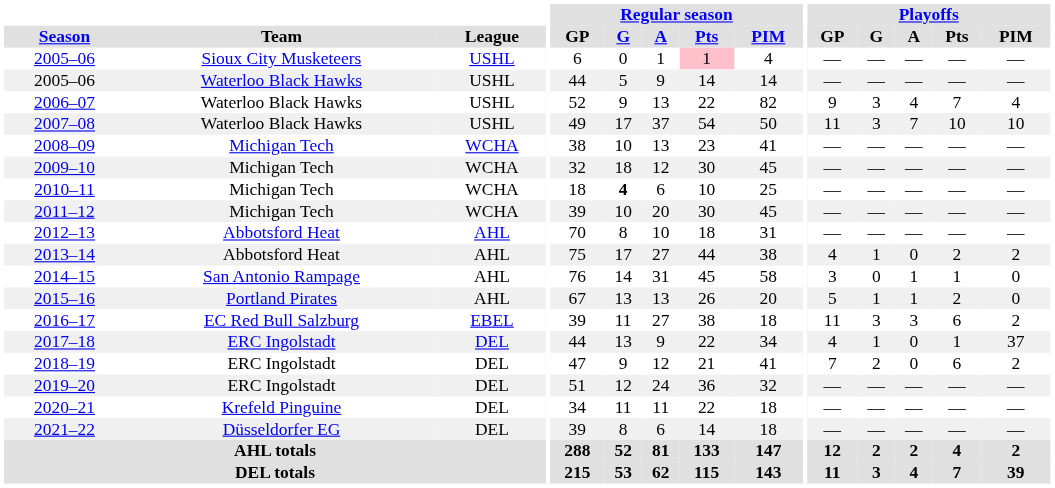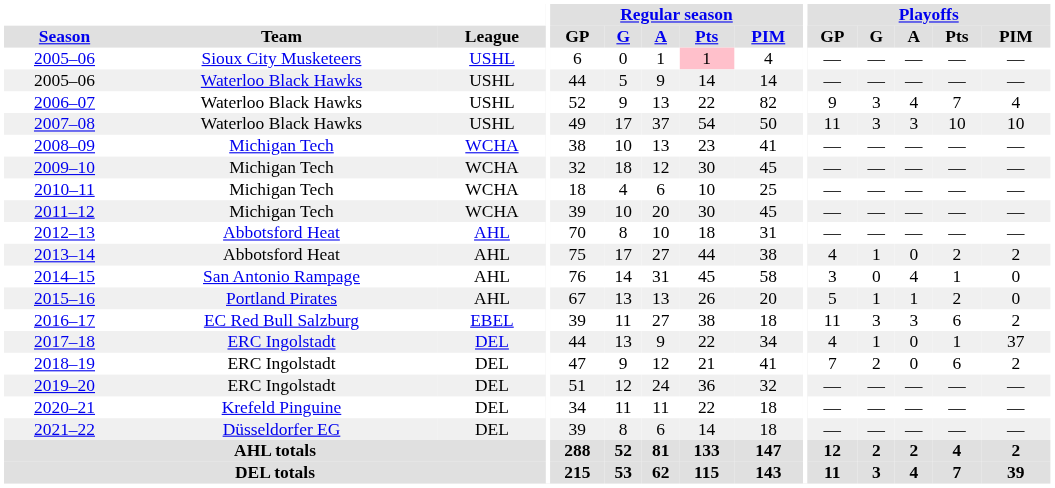(914, 123) 7 -> (914, 123) 3
(623, 189) bold -> (623, 189) normal
(914, 276) 1 -> (914, 276) 4
